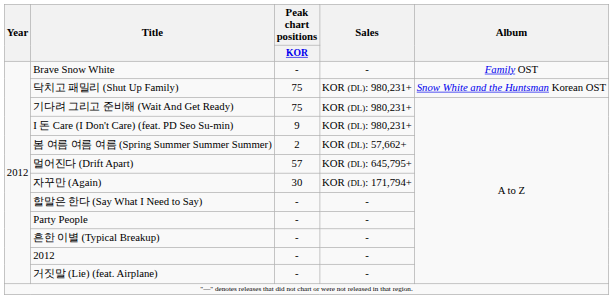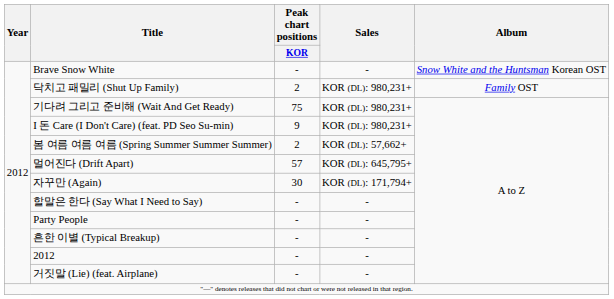(511, 70) Family OST -> (511, 70) Snow White and the Huntsman Korean OST
(297, 88) 75 -> (297, 88) 2
(511, 88) Snow White and the Huntsman Korean OST -> (511, 88) Family OST
